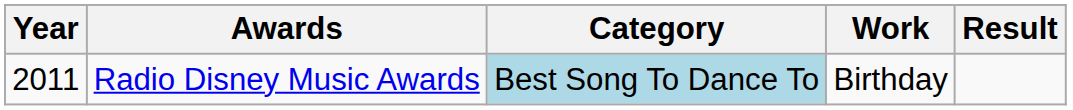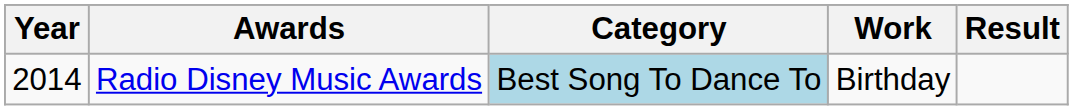(46, 78) 2011 -> (47, 78) 2014
